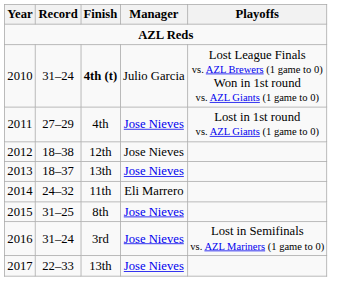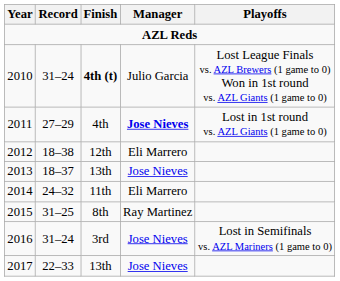(154, 124) normal -> (158, 124) bold
(154, 151) Jose Nieves -> (158, 151) Eli Marrero
(154, 211) Jose Nieves -> (158, 211) Ray Martinez
